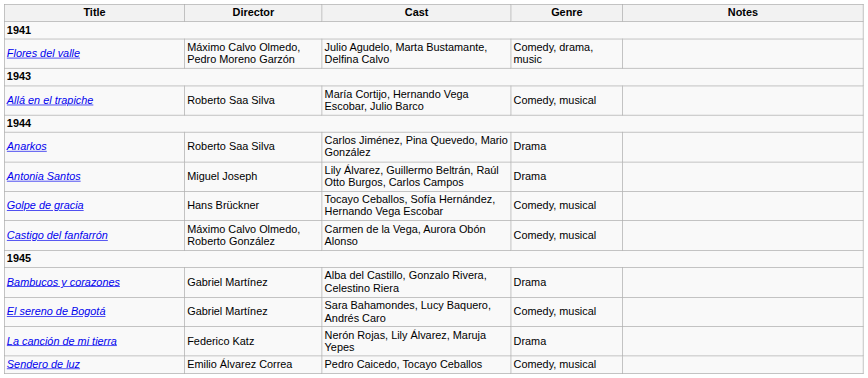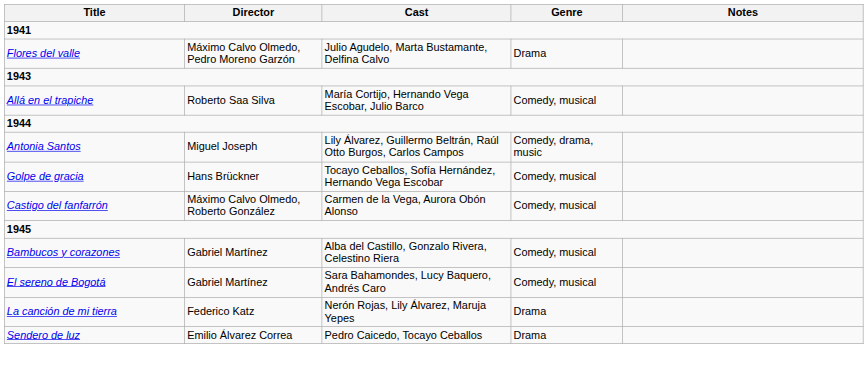(553, 53) Comedy, drama, music -> (530, 53) Drama
- row: (27, 147)
(530, 176) Drama -> (553, 147) Comedy, drama, music
(530, 282) Drama -> (555, 252) Comedy, musical
(555, 364) Comedy, musical -> (530, 335) Drama
